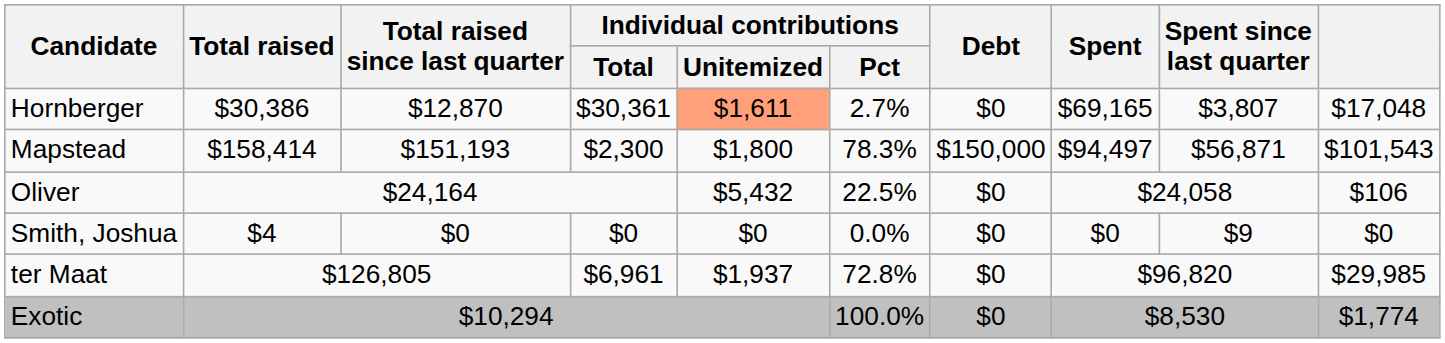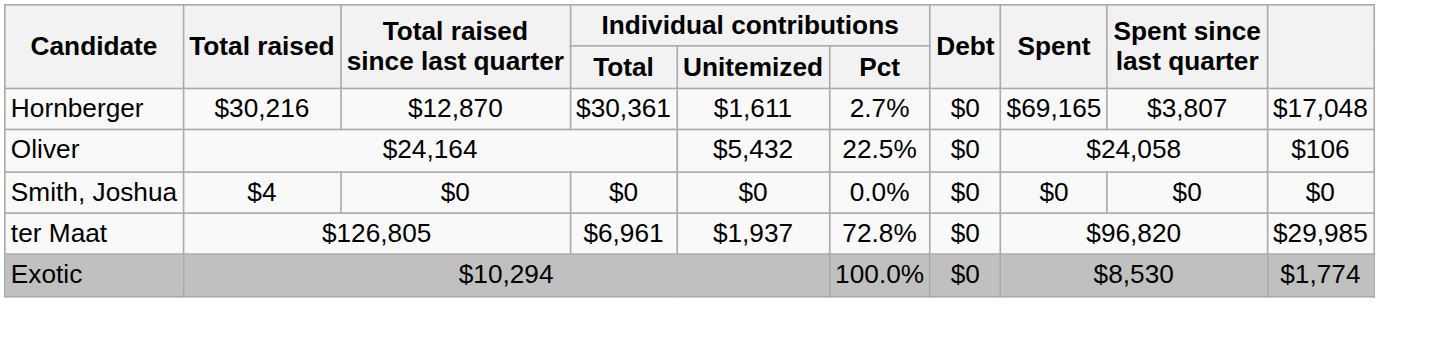(262, 108) $30,386 -> (262, 108) $30,216
(753, 108) lightsalmon background -> (753, 108) no background
- row: (68, 150)
(1238, 233) $9 -> (1187, 191) $0
